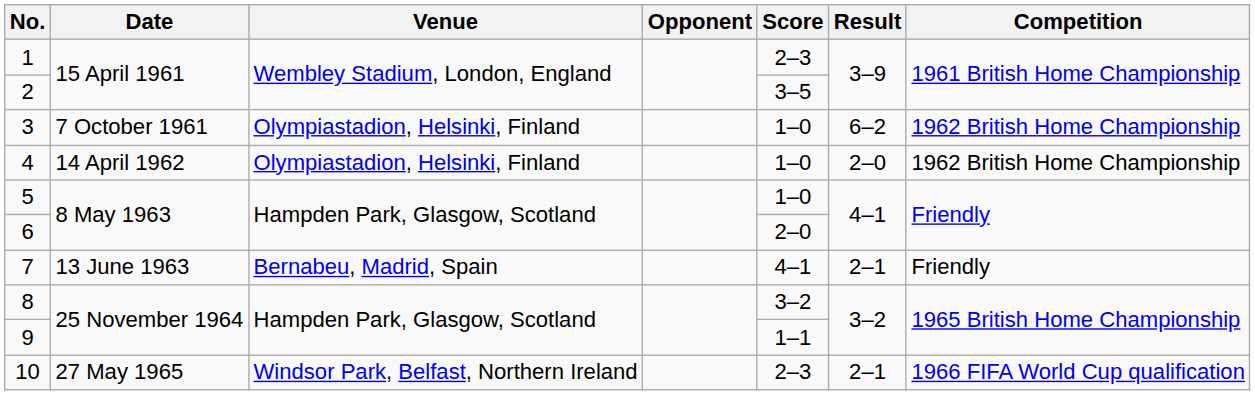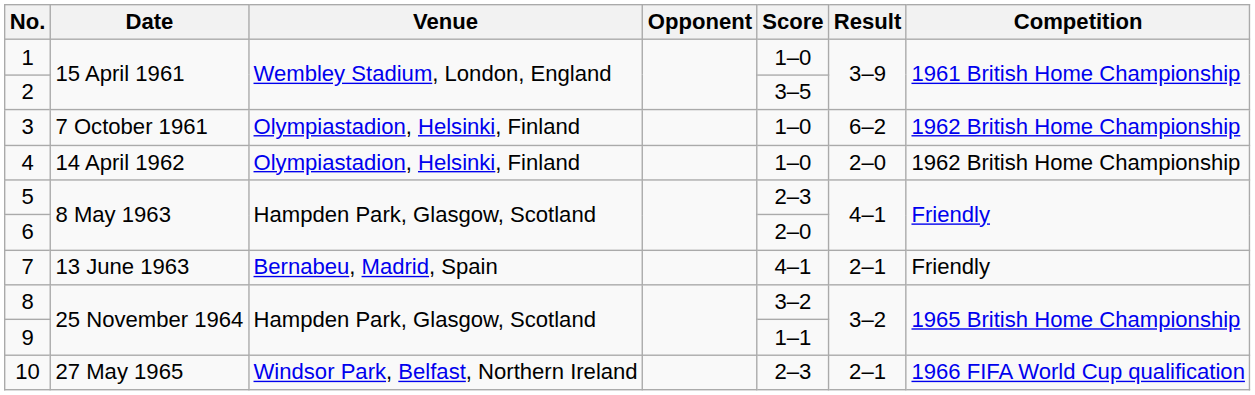(793, 57) 2–3 -> (793, 57) 1–0
(793, 197) 1–0 -> (793, 197) 2–3
